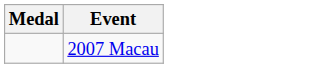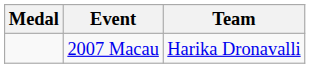+ column: (234, 19)
